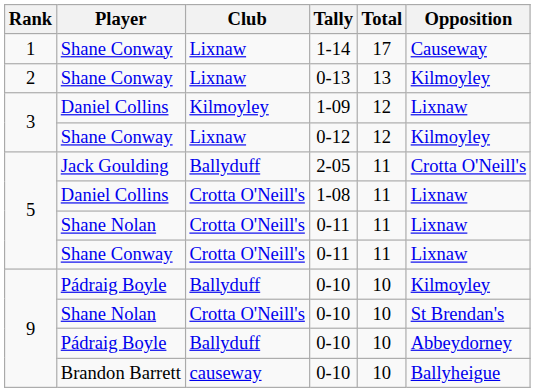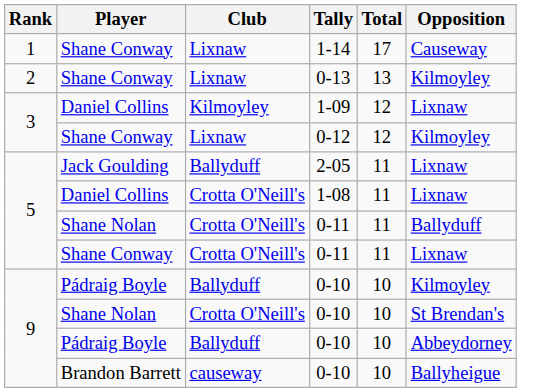(468, 166) Crotta O'Neill's -> (439, 166) Lixnaw
(439, 225) Lixnaw -> (446, 225) Ballyduff
